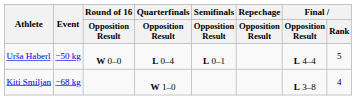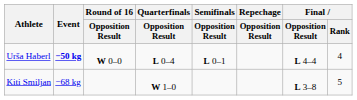(68, 56) normal -> (68, 56) bold
(339, 56) 5 -> (340, 56) 4
(339, 82) 4 -> (340, 82) 5
